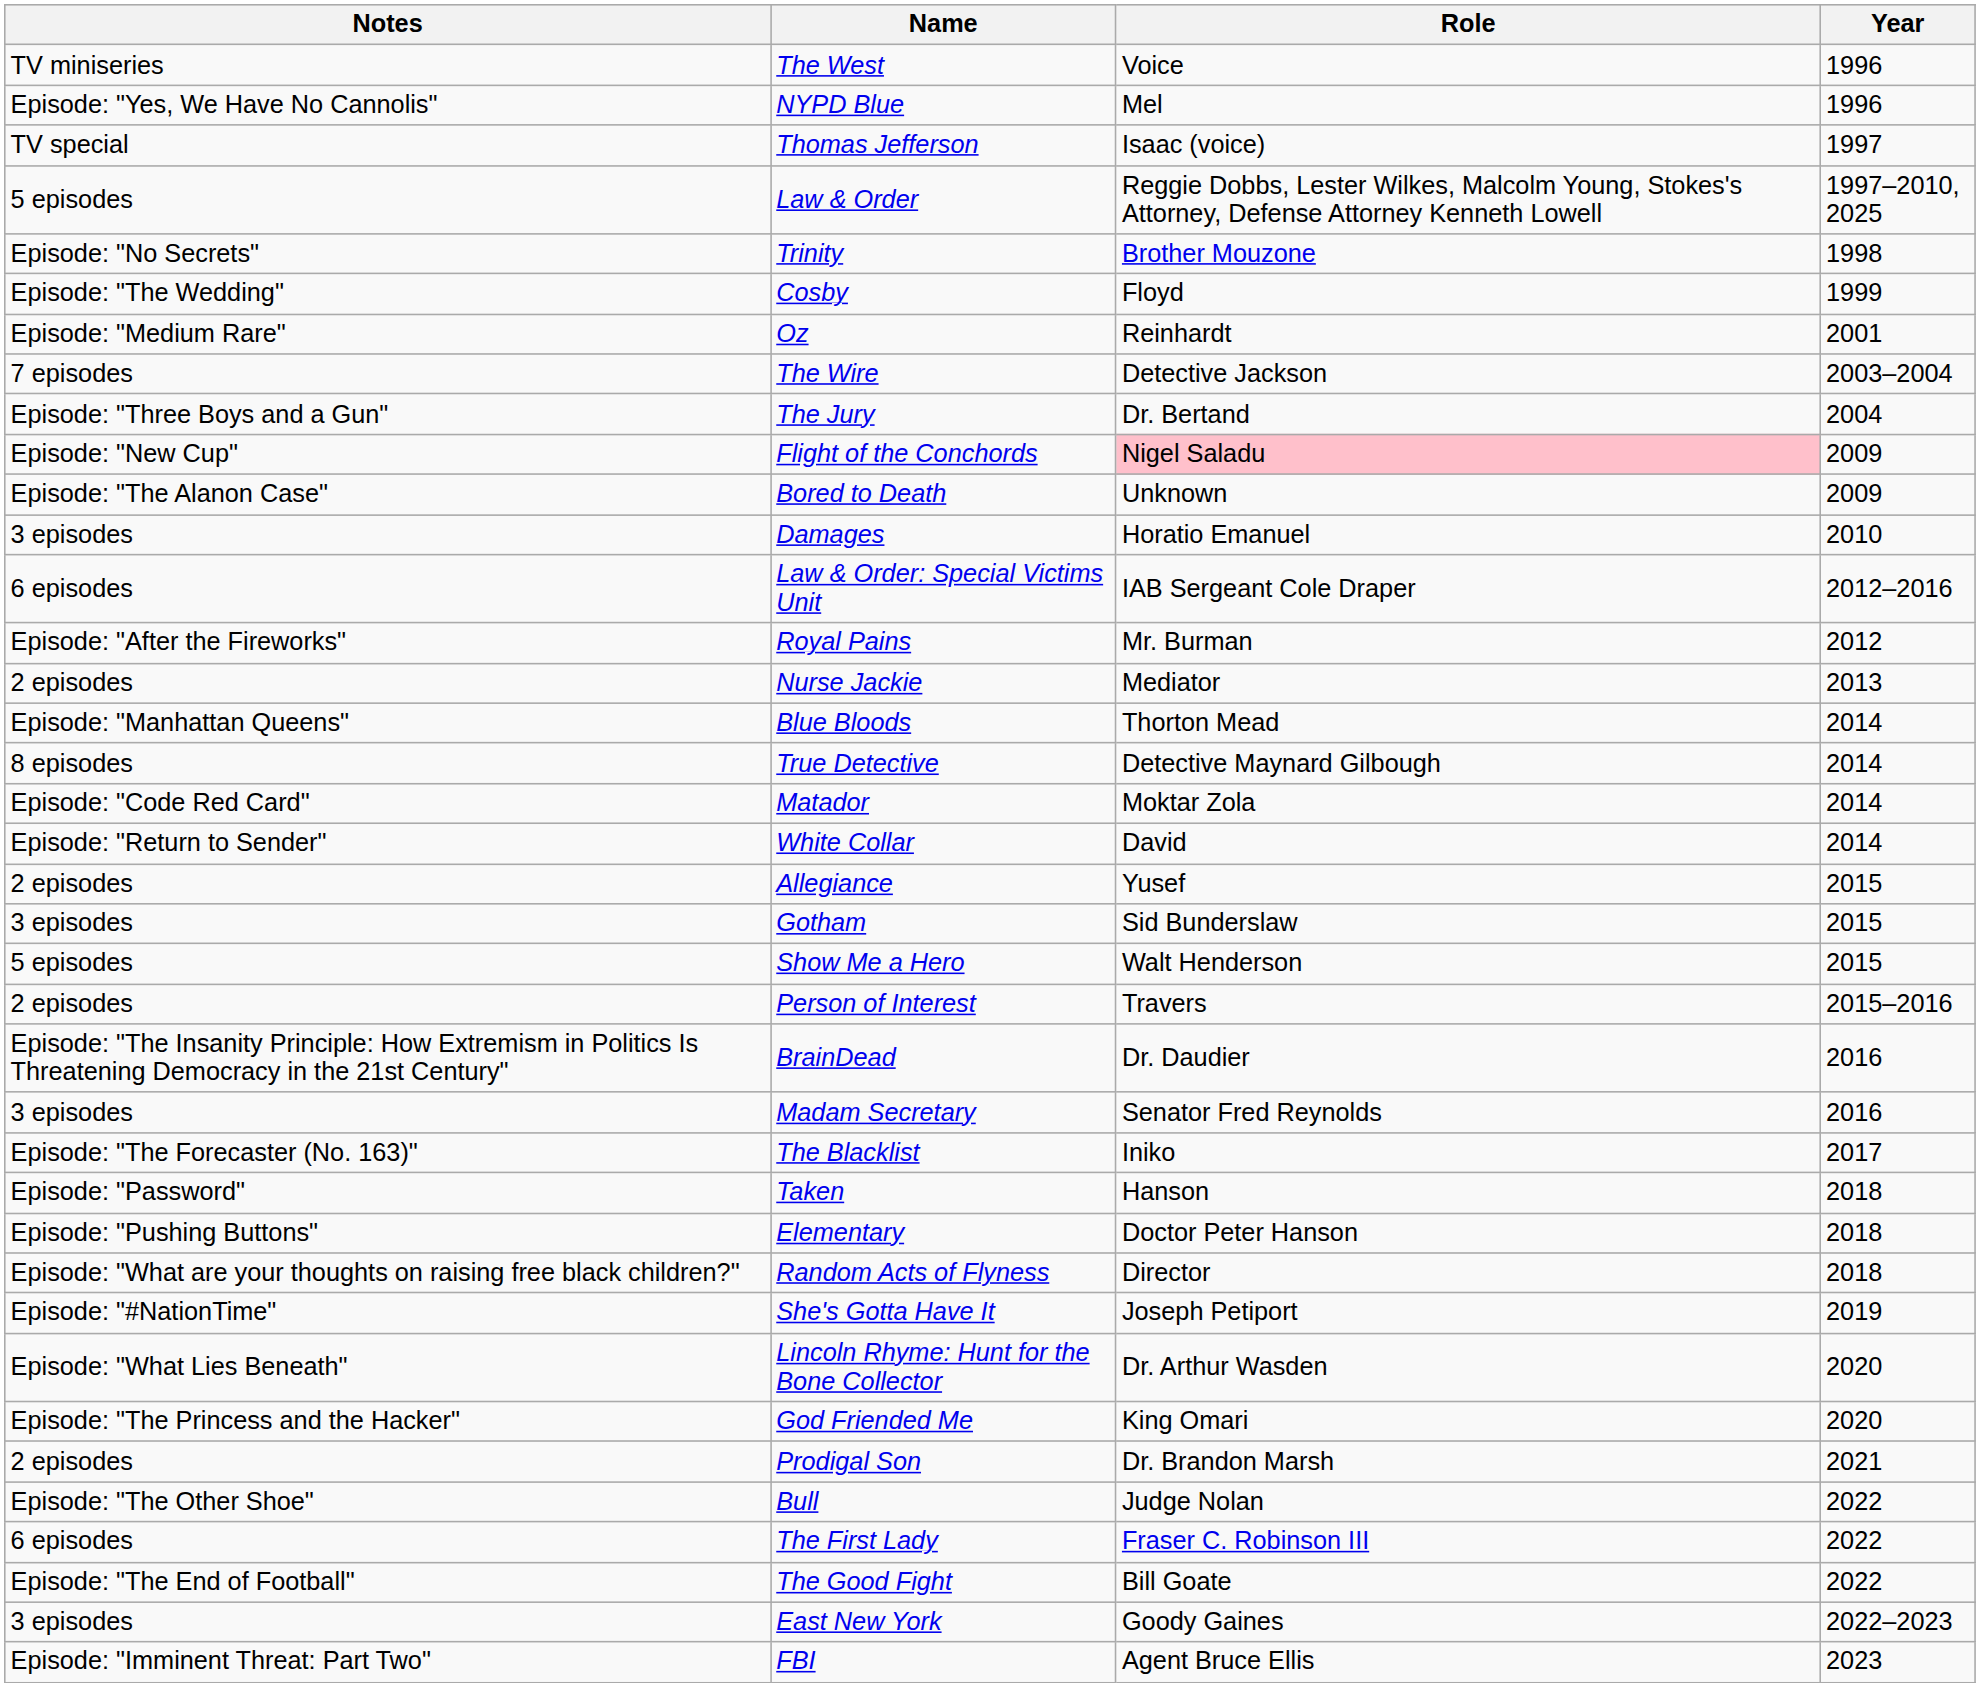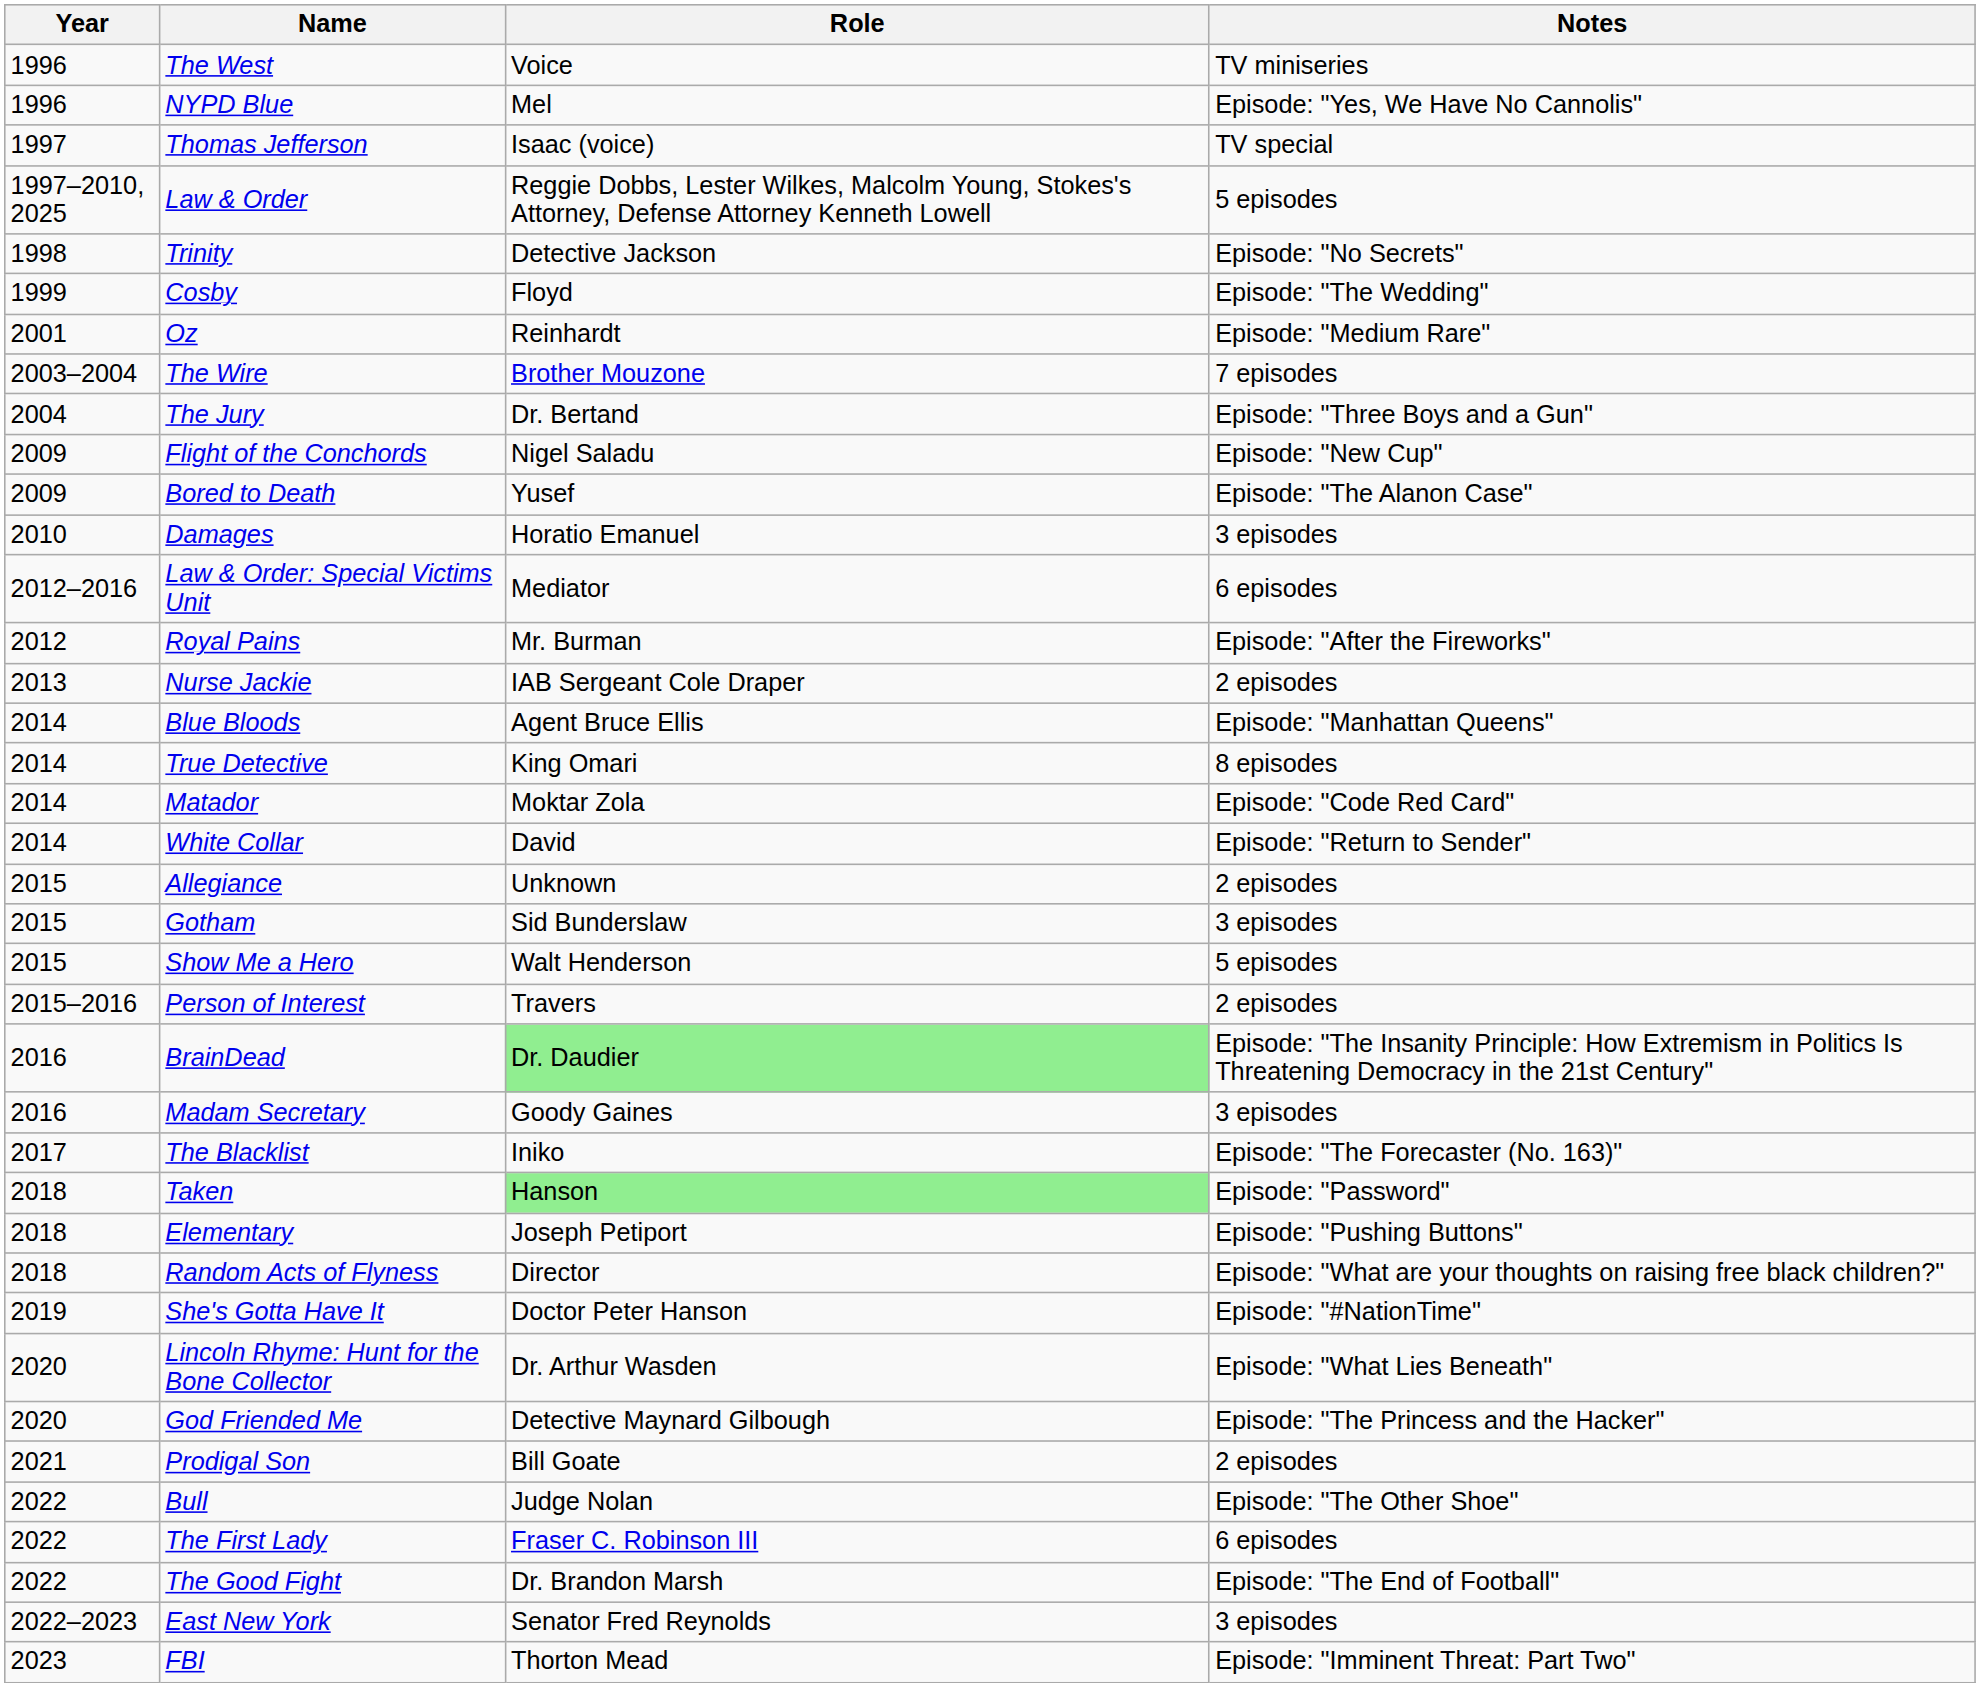columns swapped: (1898, 24) <-> (388, 24)
(1219, 253) Brother Mouzone -> (614, 253) Detective Jackson
(1225, 373) Detective Jackson -> (608, 373) Brother Mouzone
(1194, 453) pink background -> (583, 453) no background
(1175, 494) Unknown -> (543, 494) Yusef
(1269, 588) IAB Sergeant Cole Draper -> (560, 588) Mediator
(1171, 682) Mediator -> (658, 682) IAB Sergeant Cole Draper
(1201, 722) Thorton Mead -> (607, 722) Agent Bruce Ellis
(1281, 762) Detective Maynard Gilbough -> (574, 762) King Omari
(1154, 883) Yusef -> (564, 883) Unknown
(1186, 1057) no background -> (575, 1057) lightgreen background
(1252, 1112) Senator Fred Reynolds -> (592, 1112) Goody Gaines
(1165, 1192) no background -> (555, 1192) lightgreen background
(1240, 1232) Doctor Peter Hanson -> (599, 1232) Joseph Petiport
(1210, 1312) Joseph Petiport -> (629, 1312) Doctor Peter Hanson
(1185, 1421) King Omari -> (671, 1421) Detective Maynard Gilbough
(1228, 1461) Dr. Brandon Marsh -> (566, 1461) Bill Goate
(1177, 1581) Bill Goate -> (617, 1581) Dr. Brandon Marsh
(1203, 1621) Goody Gaines -> (641, 1621) Senator Fred Reynolds
(1218, 1661) Agent Bruce Ellis -> (590, 1661) Thorton Mead
